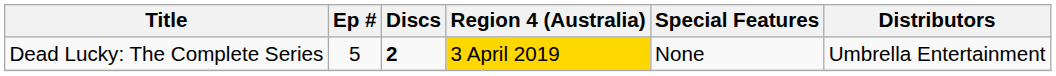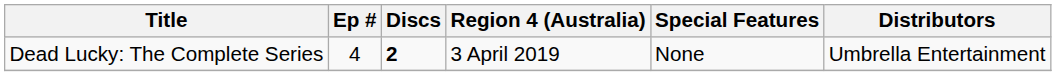(355, 53) 5 -> (355, 53) 4
(505, 53) gold background -> (505, 53) no background
